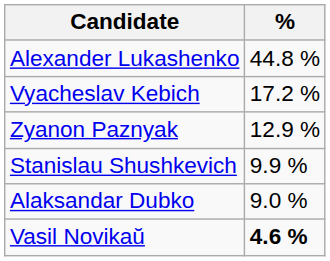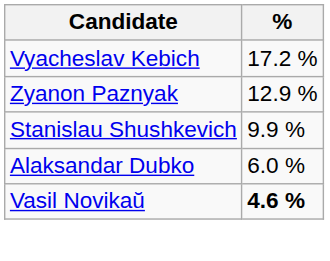- row: (125, 58)
(279, 201) 9.0 % -> (276, 165) 6.0 %
